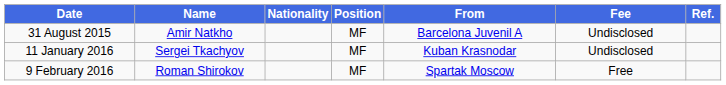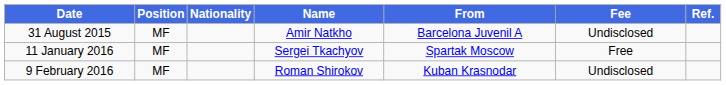columns swapped: (358, 14) <-> (200, 14)
(470, 52) Kuban Krasnodar -> (470, 52) Spartak Moscow
(621, 52) Undisclosed -> (621, 52) Free
(470, 71) Spartak Moscow -> (470, 71) Kuban Krasnodar
(621, 71) Free -> (621, 71) Undisclosed
